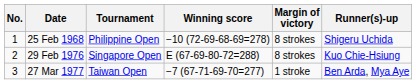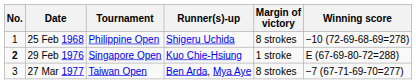columns swapped: (218, 18) <-> (367, 18)
(15, 55) normal -> (15, 55) bold
(295, 55) 8 strokes -> (274, 55) 1 stroke
(292, 71) 1 stroke -> (276, 71) 8 strokes
